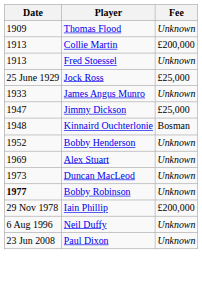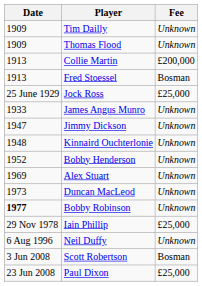+ row: (85, 29)
(176, 61) Unknown -> (174, 77) Bosman
(174, 110) £25,000 -> (176, 126) Unknown
(174, 126) Bosman -> (176, 143) Unknown
(176, 208) £200,000 -> (174, 224) £25,000
+ row: (96, 257)
(176, 240) Unknown -> (174, 273) £25,000
